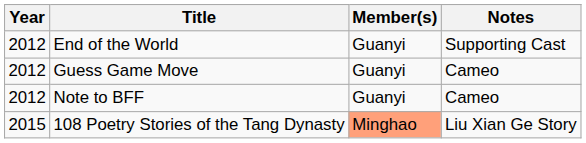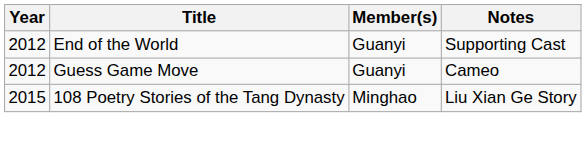- row: (99, 97)
(385, 124) lightsalmon background -> (385, 97) no background
